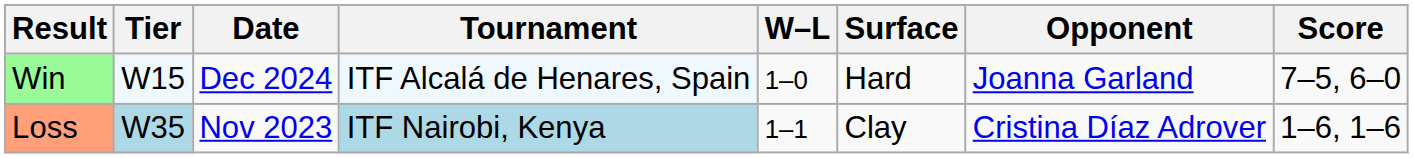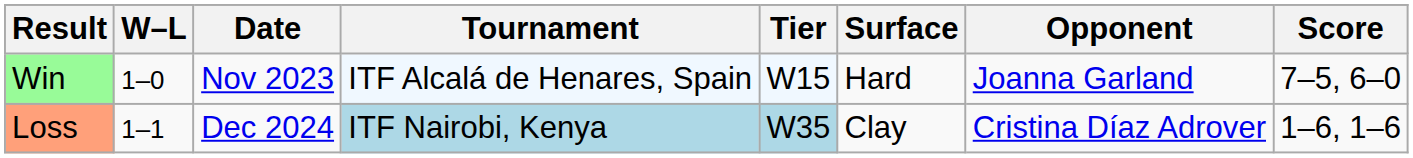columns swapped: (797, 29) <-> (153, 29)
(266, 78) Dec 2024 -> (268, 78) Nov 2023
(266, 127) Nov 2023 -> (268, 127) Dec 2024
